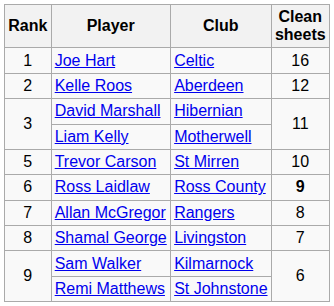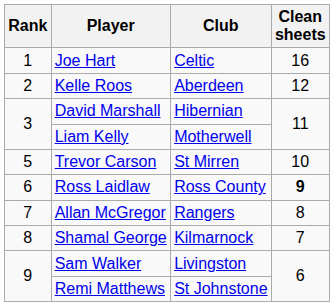(210, 238) Livingston -> (214, 238) Kilmarnock
(214, 263) Kilmarnock -> (210, 263) Livingston
